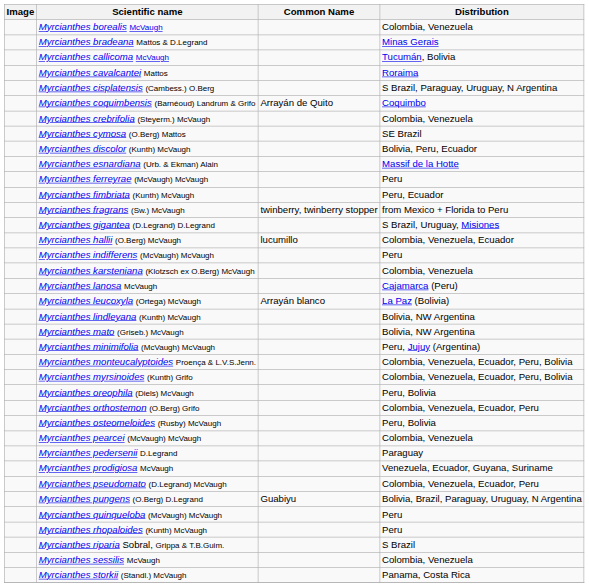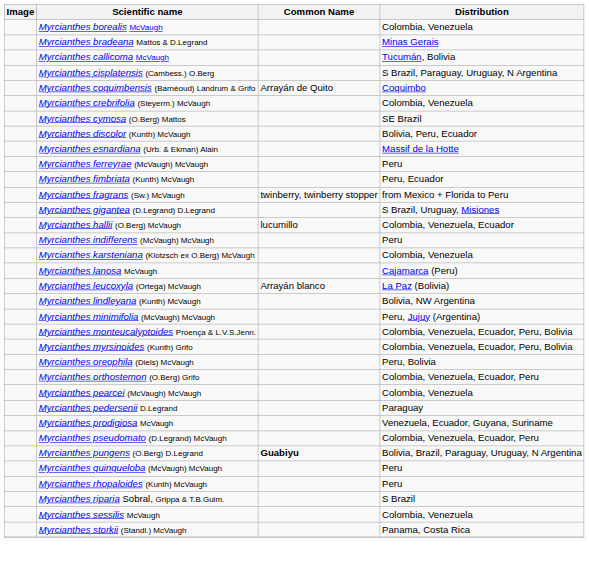- row: (103, 73)
- row: (111, 331)
- row: (130, 423)
(278, 499) normal -> (280, 453) bold
